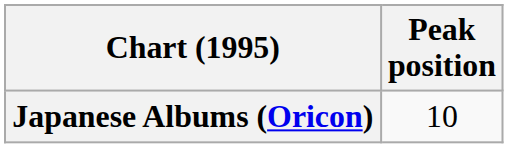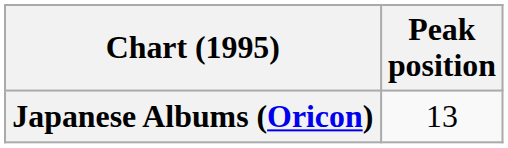(442, 116) 10 -> (442, 116) 13
